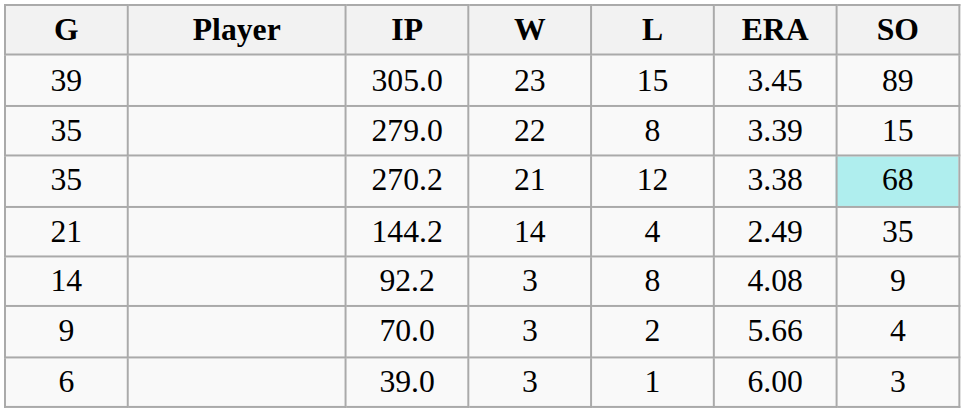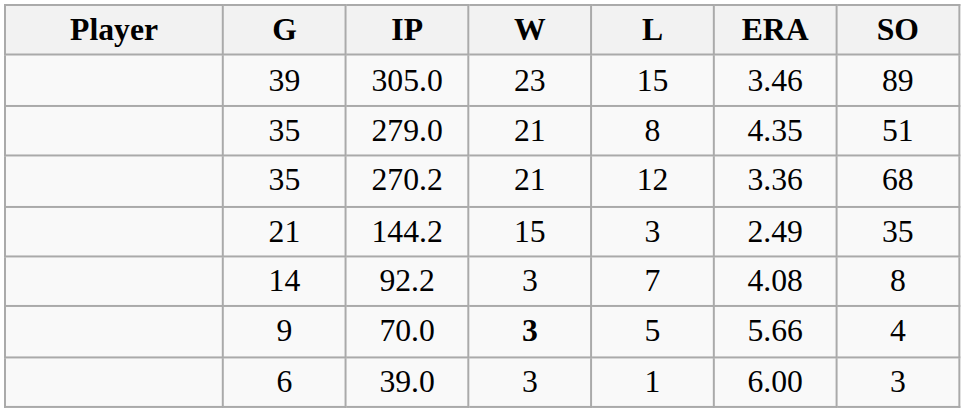columns swapped: (237, 29) <-> (66, 29)
(775, 79) 3.45 -> (775, 79) 3.46
(530, 130) 22 -> (530, 130) 21
(775, 130) 3.39 -> (775, 130) 4.35
(898, 130) 15 -> (898, 130) 51
(775, 180) 3.38 -> (775, 180) 3.36
(898, 180) paleturquoise background -> (898, 180) no background
(530, 230) 14 -> (530, 230) 15
(652, 230) 4 -> (652, 230) 3
(652, 280) 8 -> (652, 280) 7
(898, 280) 9 -> (898, 280) 8
(530, 331) normal -> (530, 331) bold
(652, 331) 2 -> (652, 331) 5
